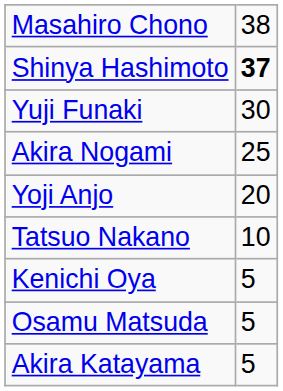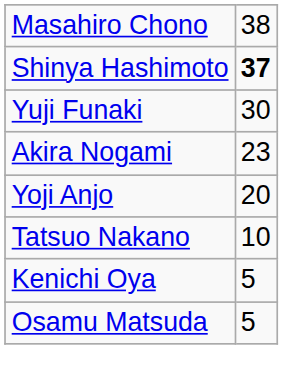(256, 152) 25 -> (256, 152) 23
- row: (106, 364)
